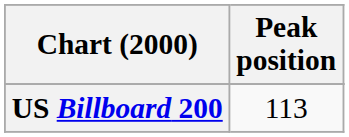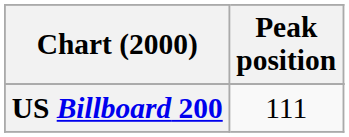(286, 107) 113 -> (286, 107) 111
